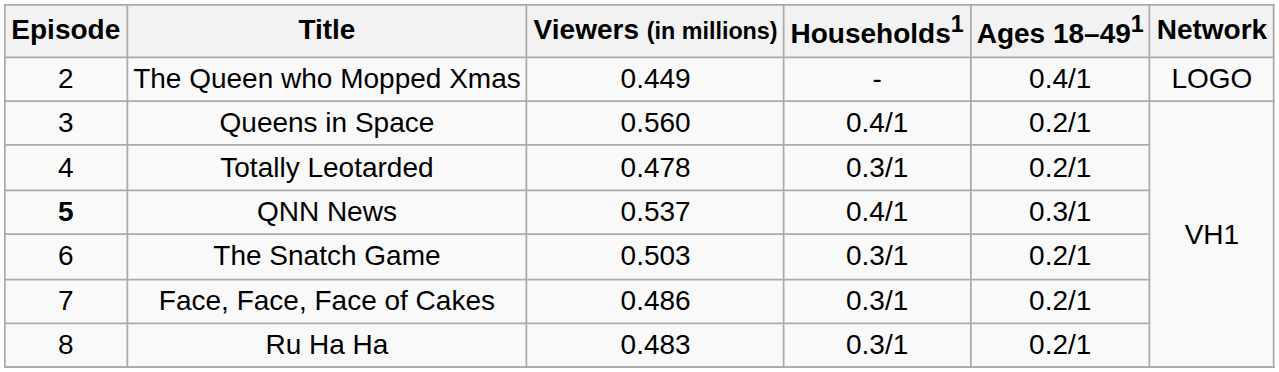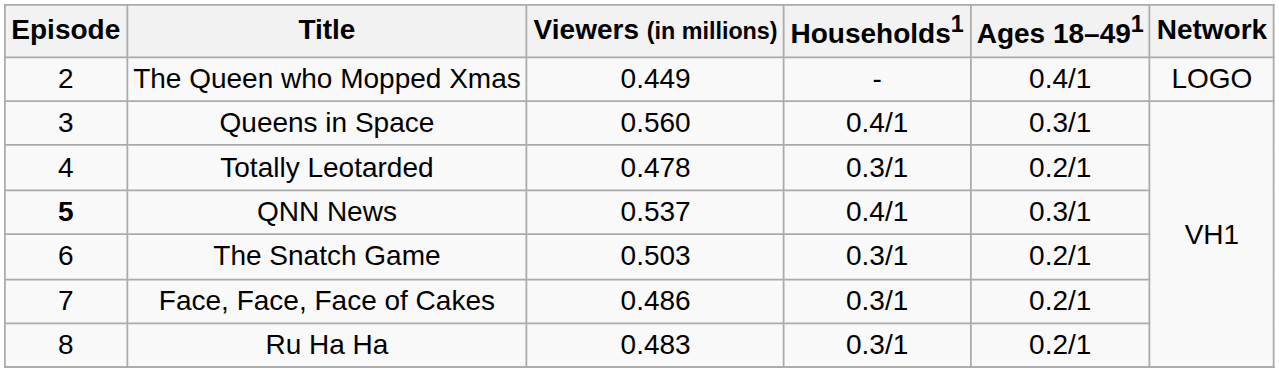(1060, 123) 0.2/1 -> (1060, 123) 0.3/1
